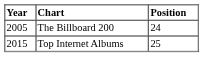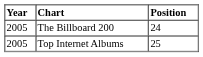(17, 43) 2015 -> (17, 43) 2005
